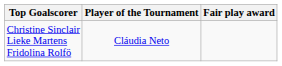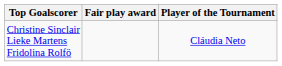columns swapped: (142, 12) <-> (239, 12)
